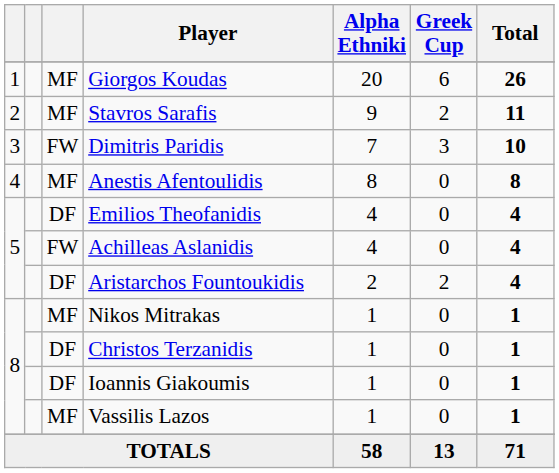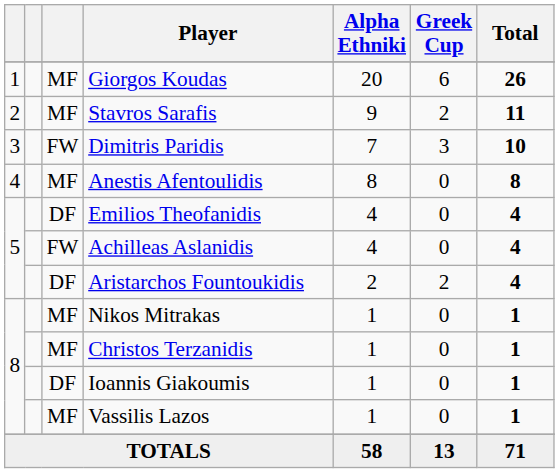(62, 349) DF -> (62, 349) MF
